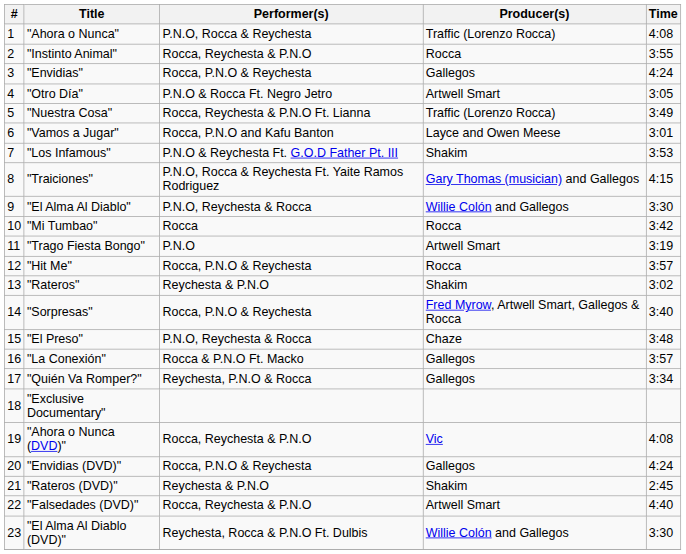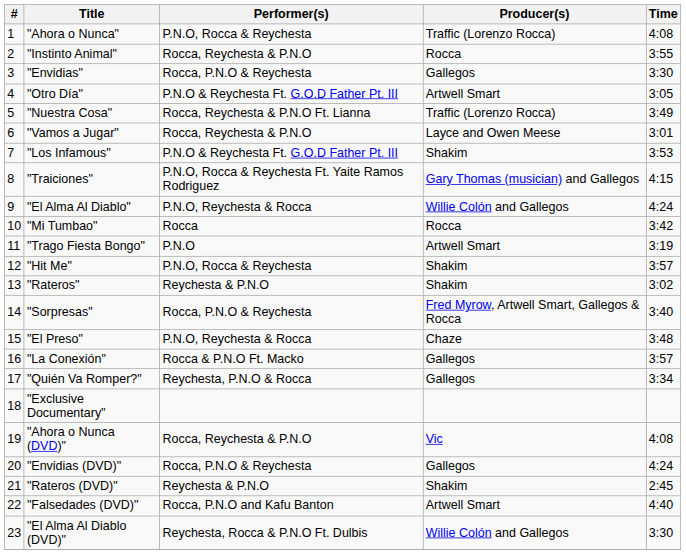(661, 73) 4:24 -> (661, 73) 3:30
(247, 93) P.N.O & Rocca Ft. Negro Jetro -> (280, 93) P.N.O & Reychesta Ft. G.O.D Father Pt. III
(248, 133) Rocca, P.N.O and Kafu Banton -> (237, 133) Rocca, Reychesta & P.N.O
(661, 206) 3:30 -> (661, 206) 4:24
(237, 265) Rocca, P.N.O & Reychesta -> (237, 265) P.N.O, Rocca & Reychesta
(443, 265) Rocca -> (447, 265) Shakim
(237, 505) Rocca, Reychesta & P.N.O -> (248, 505) Rocca, P.N.O and Kafu Banton
